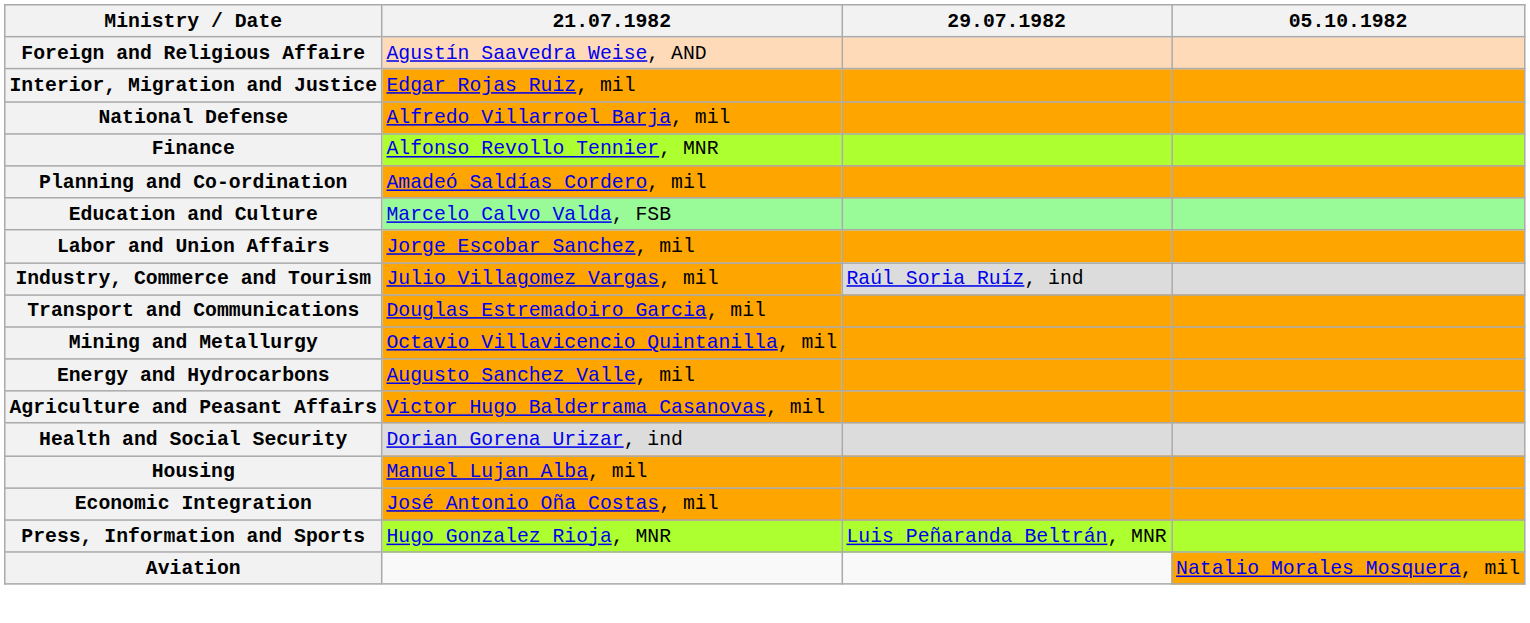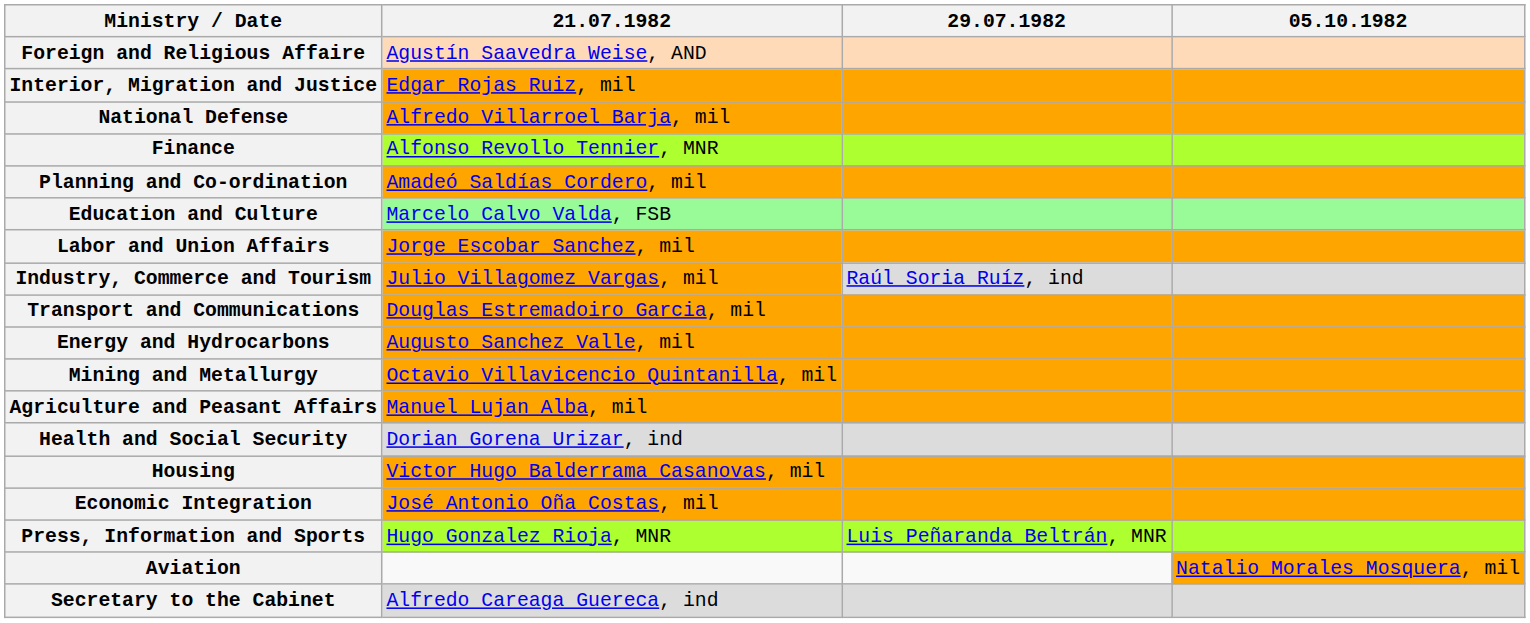rows swapped: (193, 343) <-> (193, 375)
(606, 407) Victor Hugo Balderrama Casanovas, mil -> (517, 407) Manuel Lujan Alba, mil
(517, 472) Manuel Lujan Alba, mil -> (606, 472) Victor Hugo Balderrama Casanovas, mil
+ row: (193, 601)
